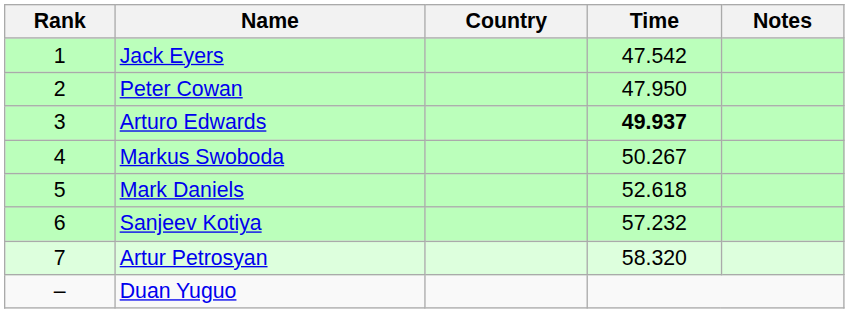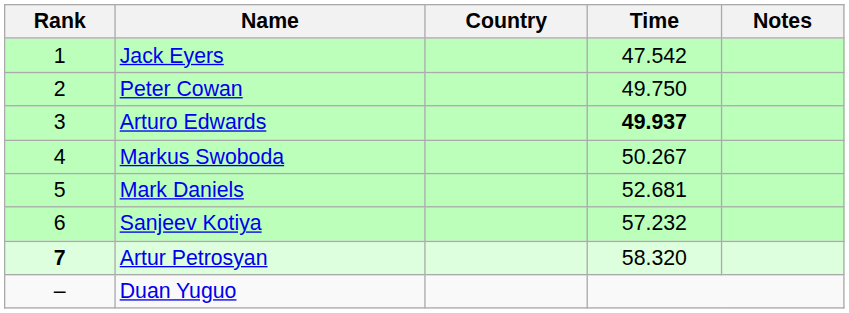(654, 88) 47.950 -> (654, 88) 49.750
(654, 190) 52.618 -> (654, 190) 52.681
(60, 257) normal -> (60, 257) bold
